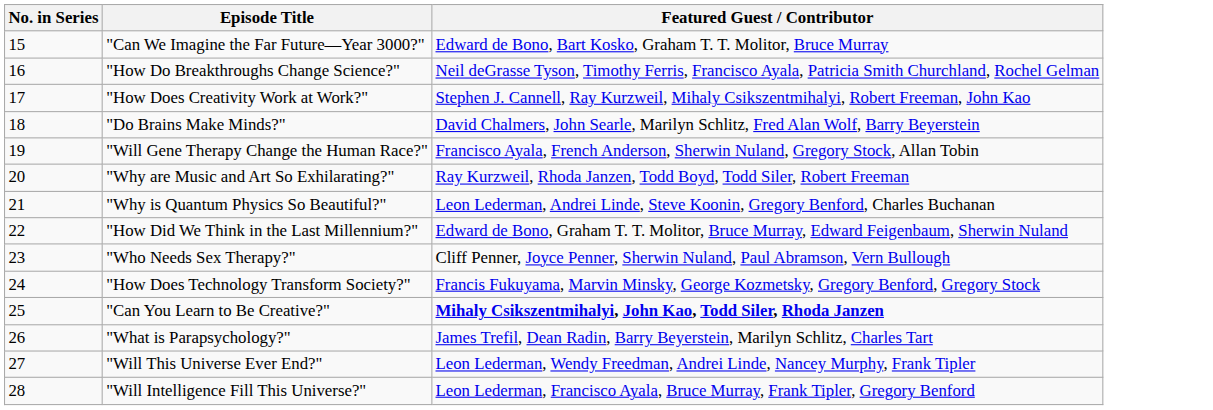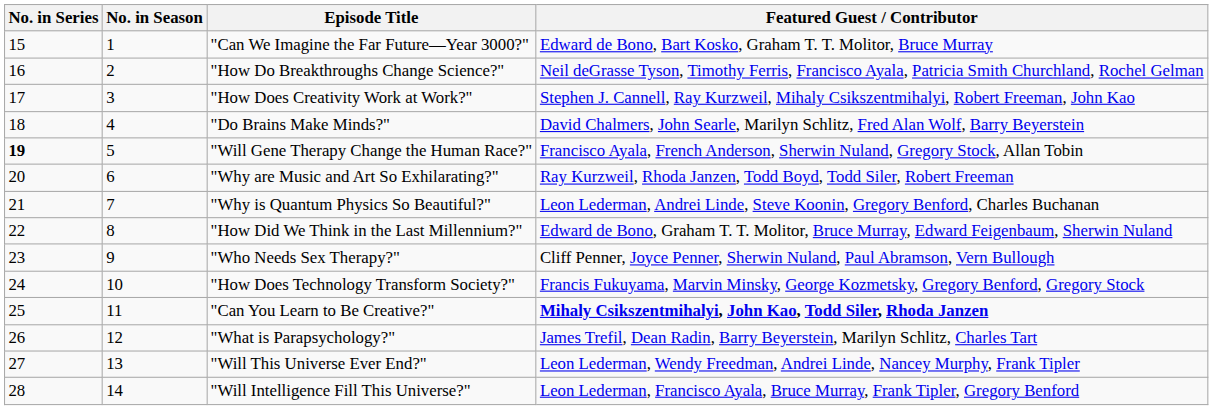+ column: (155, 17)
(17, 151) normal -> (17, 151) bold
